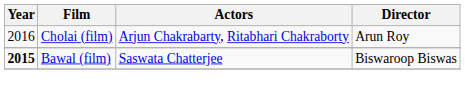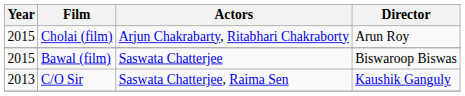(21, 36) 2016 -> (21, 36) 2015
(21, 58) bold -> (21, 58) normal
+ row: (62, 79)
